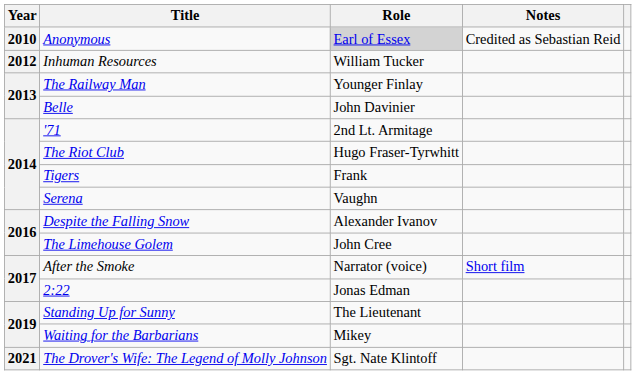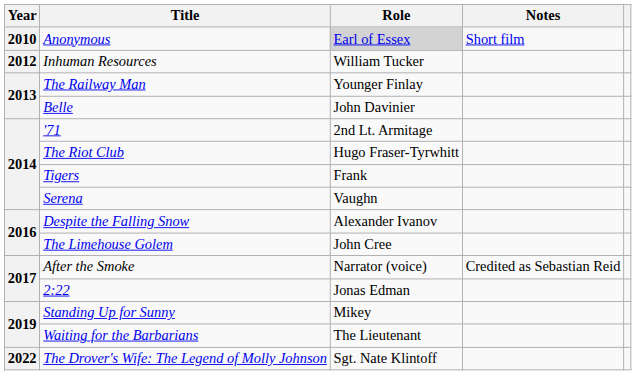(543, 38) Credited as Sebastian Reid -> (495, 38) Short film
(495, 267) Short film -> (543, 267) Credited as Sebastian Reid
(377, 312) The Lieutenant -> (352, 312) Mikey
(352, 335) Mikey -> (377, 335) The Lieutenant
(22, 358) 2021 -> (22, 358) 2022
